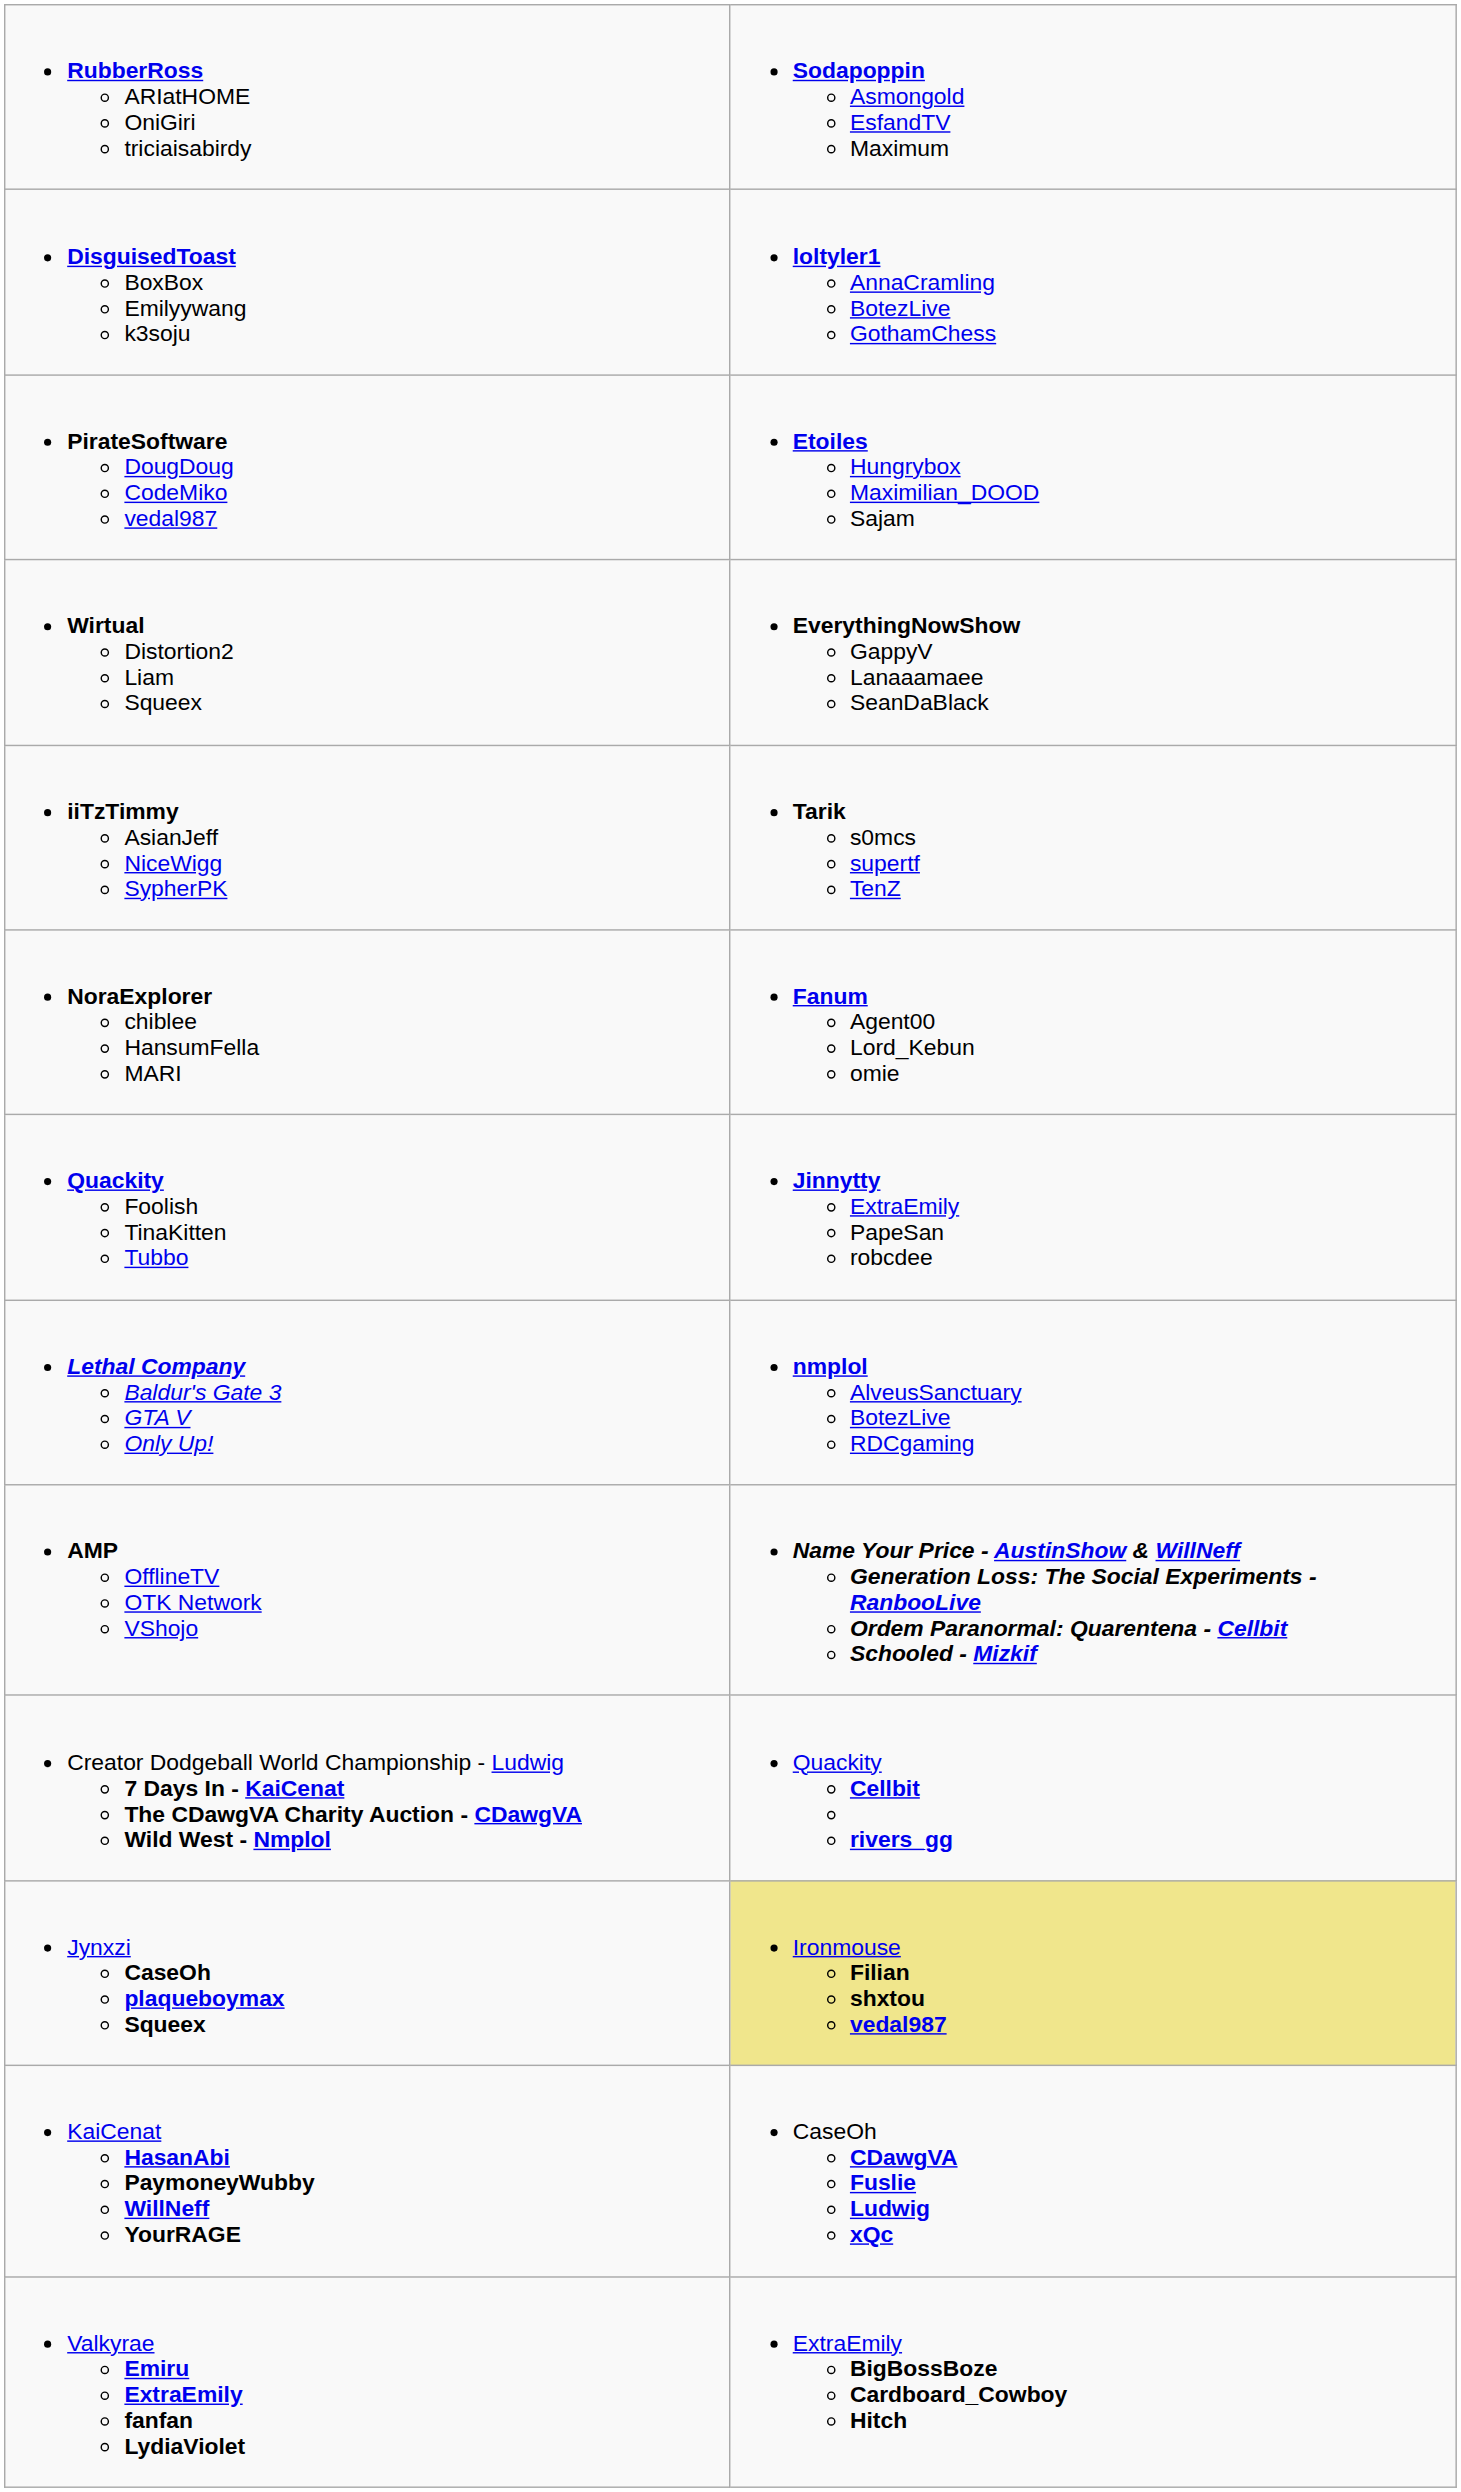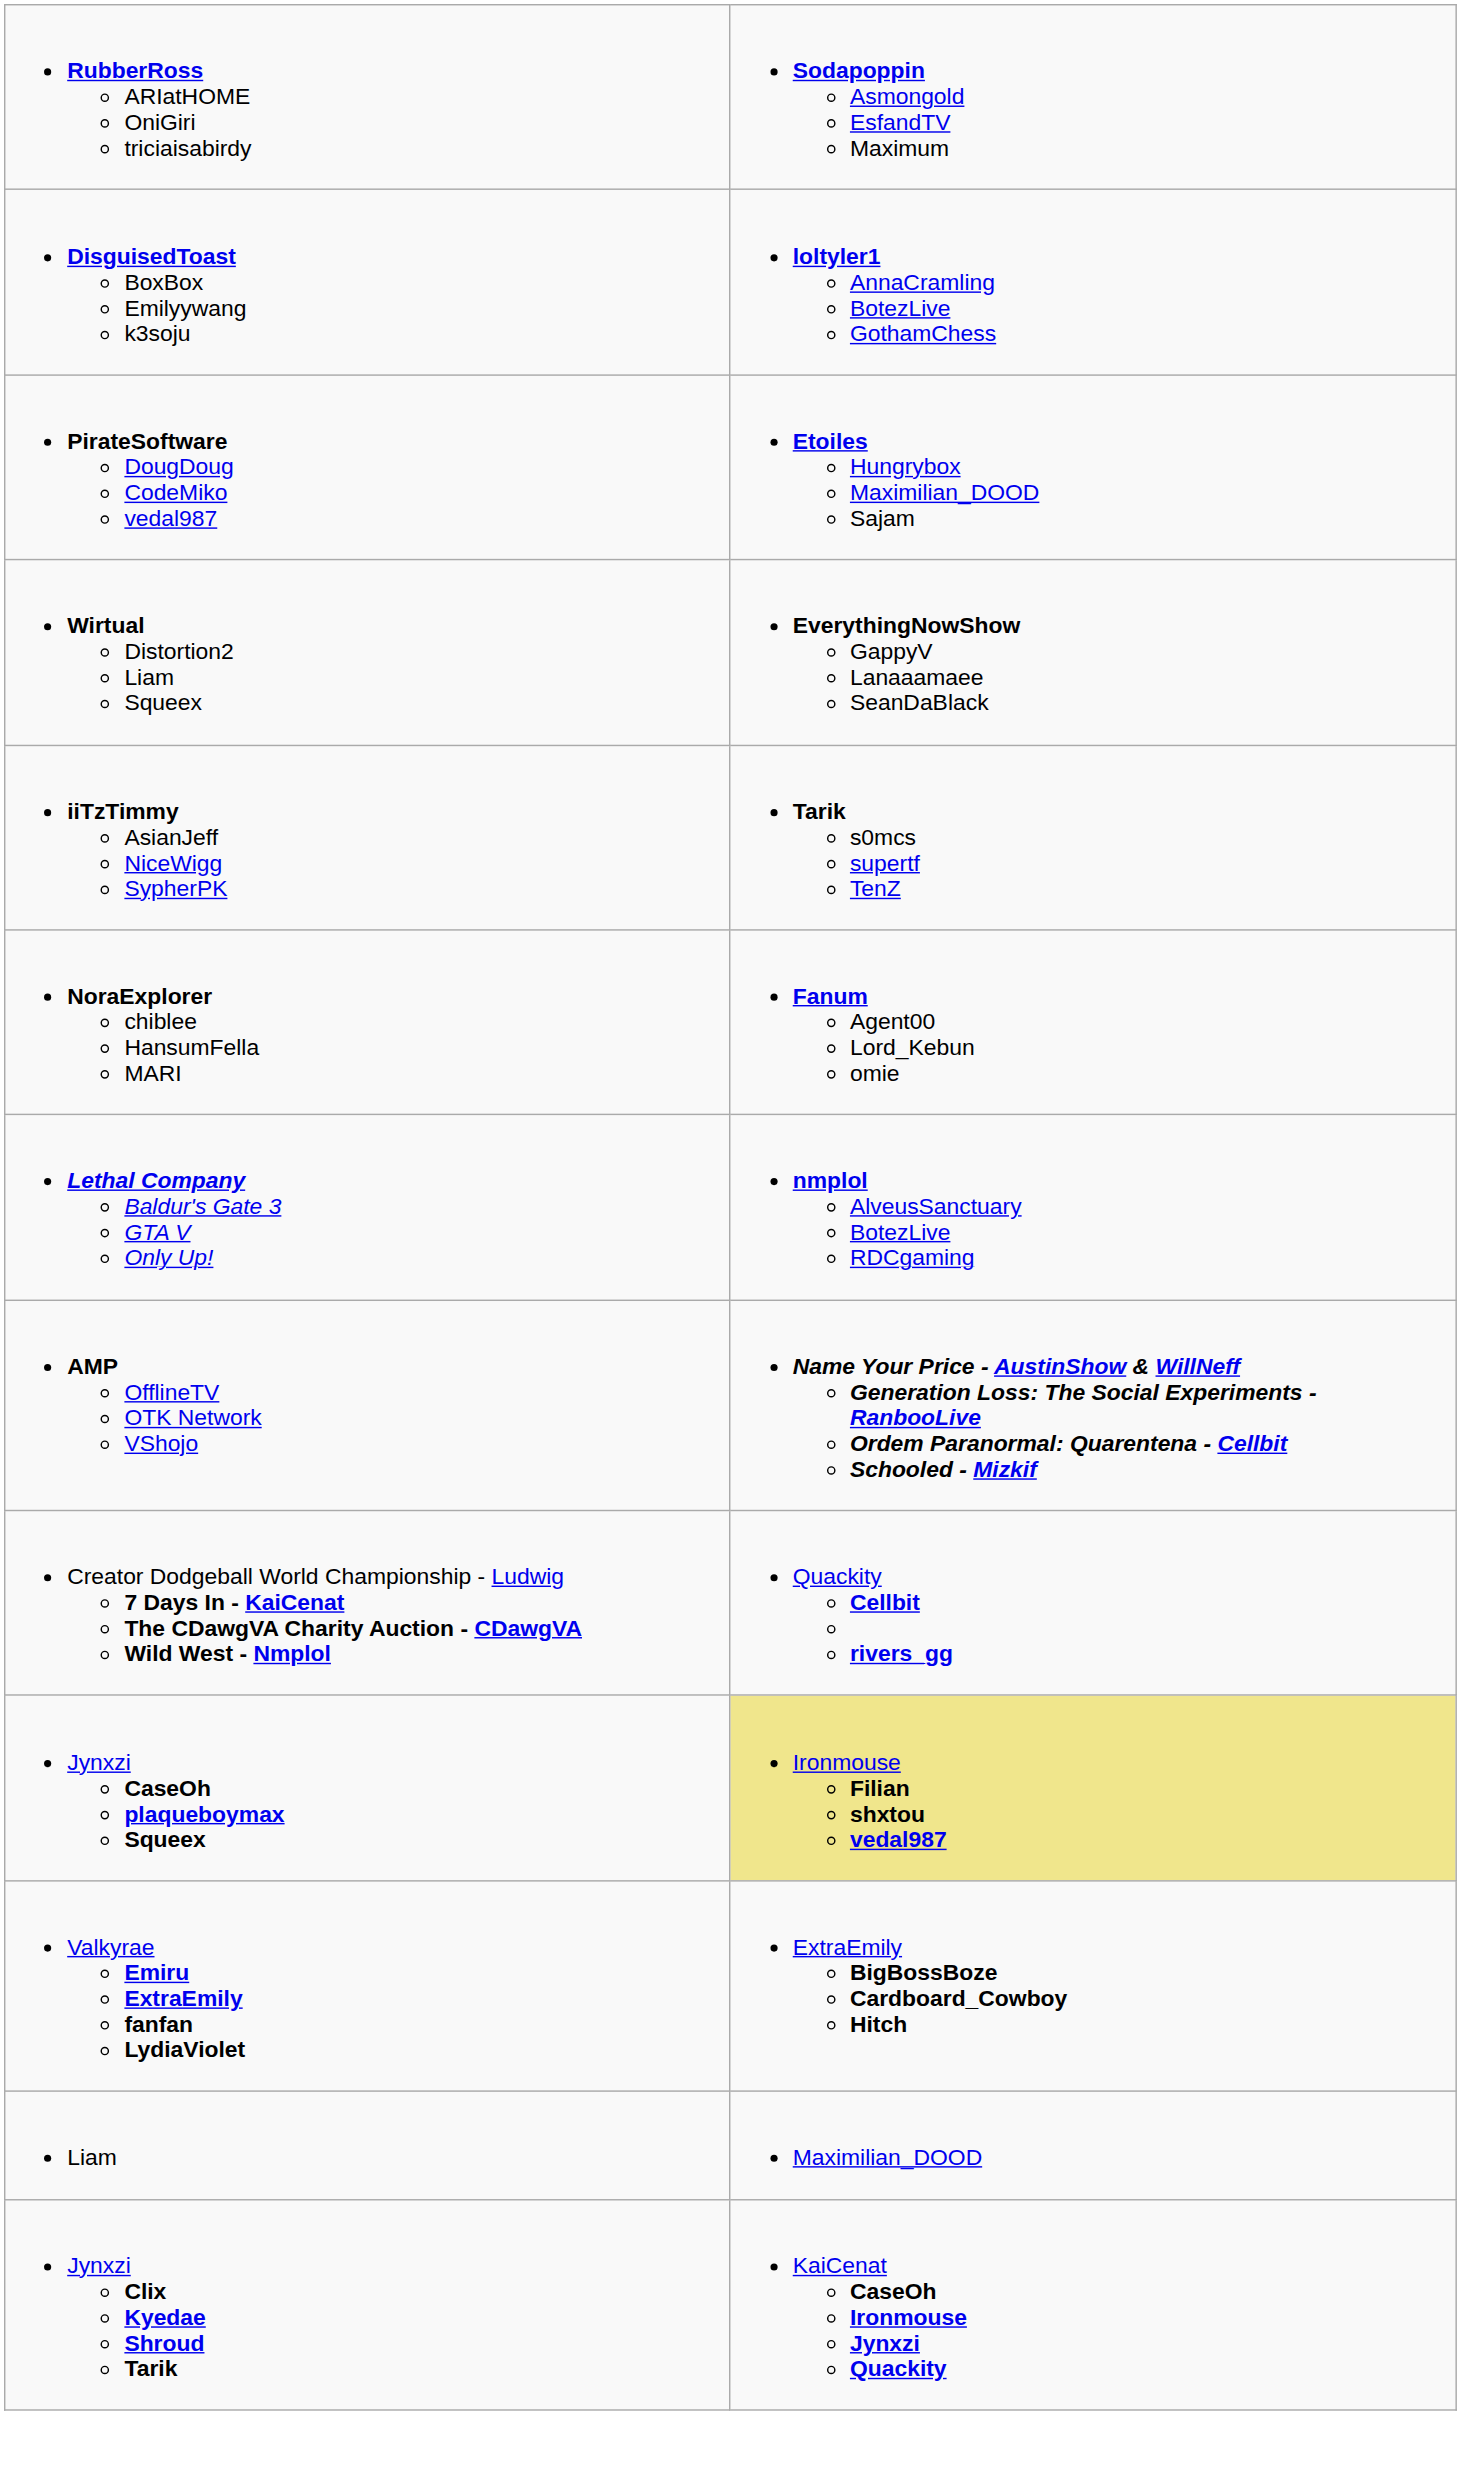- row: (367, 1220)
- row: (367, 2184)
+ row: (367, 2158)
+ row: (367, 2317)
